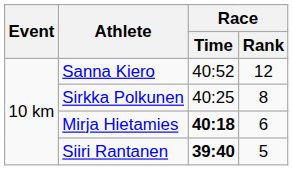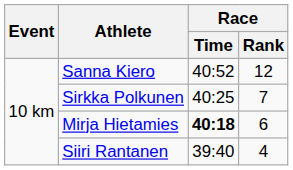(263, 98) 8 -> (263, 98) 7
(213, 151) bold -> (213, 151) normal
(263, 151) 5 -> (263, 151) 4
